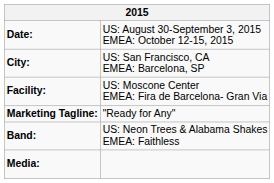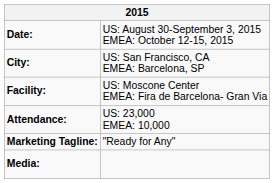+ row: (37, 119)
- row: (21, 136)
